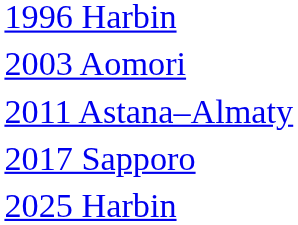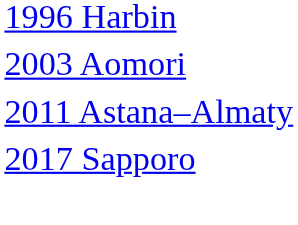- row: (90, 205)
